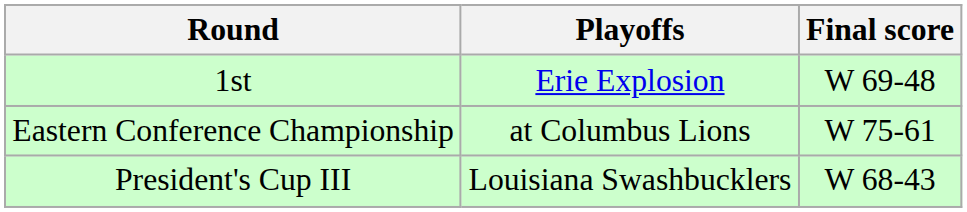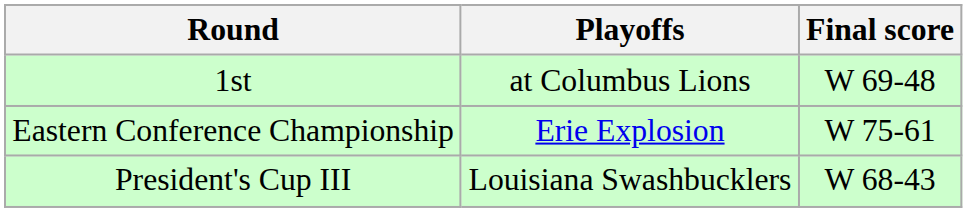(630, 79) Erie Explosion -> (630, 79) at Columbus Lions
(630, 130) at Columbus Lions -> (630, 130) Erie Explosion
